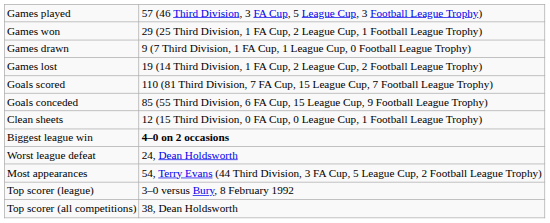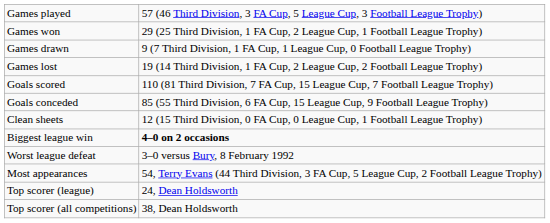(190, 155) 24, Dean Holdsworth -> (218, 155) 3–0 versus Bury, 8 February 1992
(218, 191) 3–0 versus Bury, 8 February 1992 -> (190, 191) 24, Dean Holdsworth
